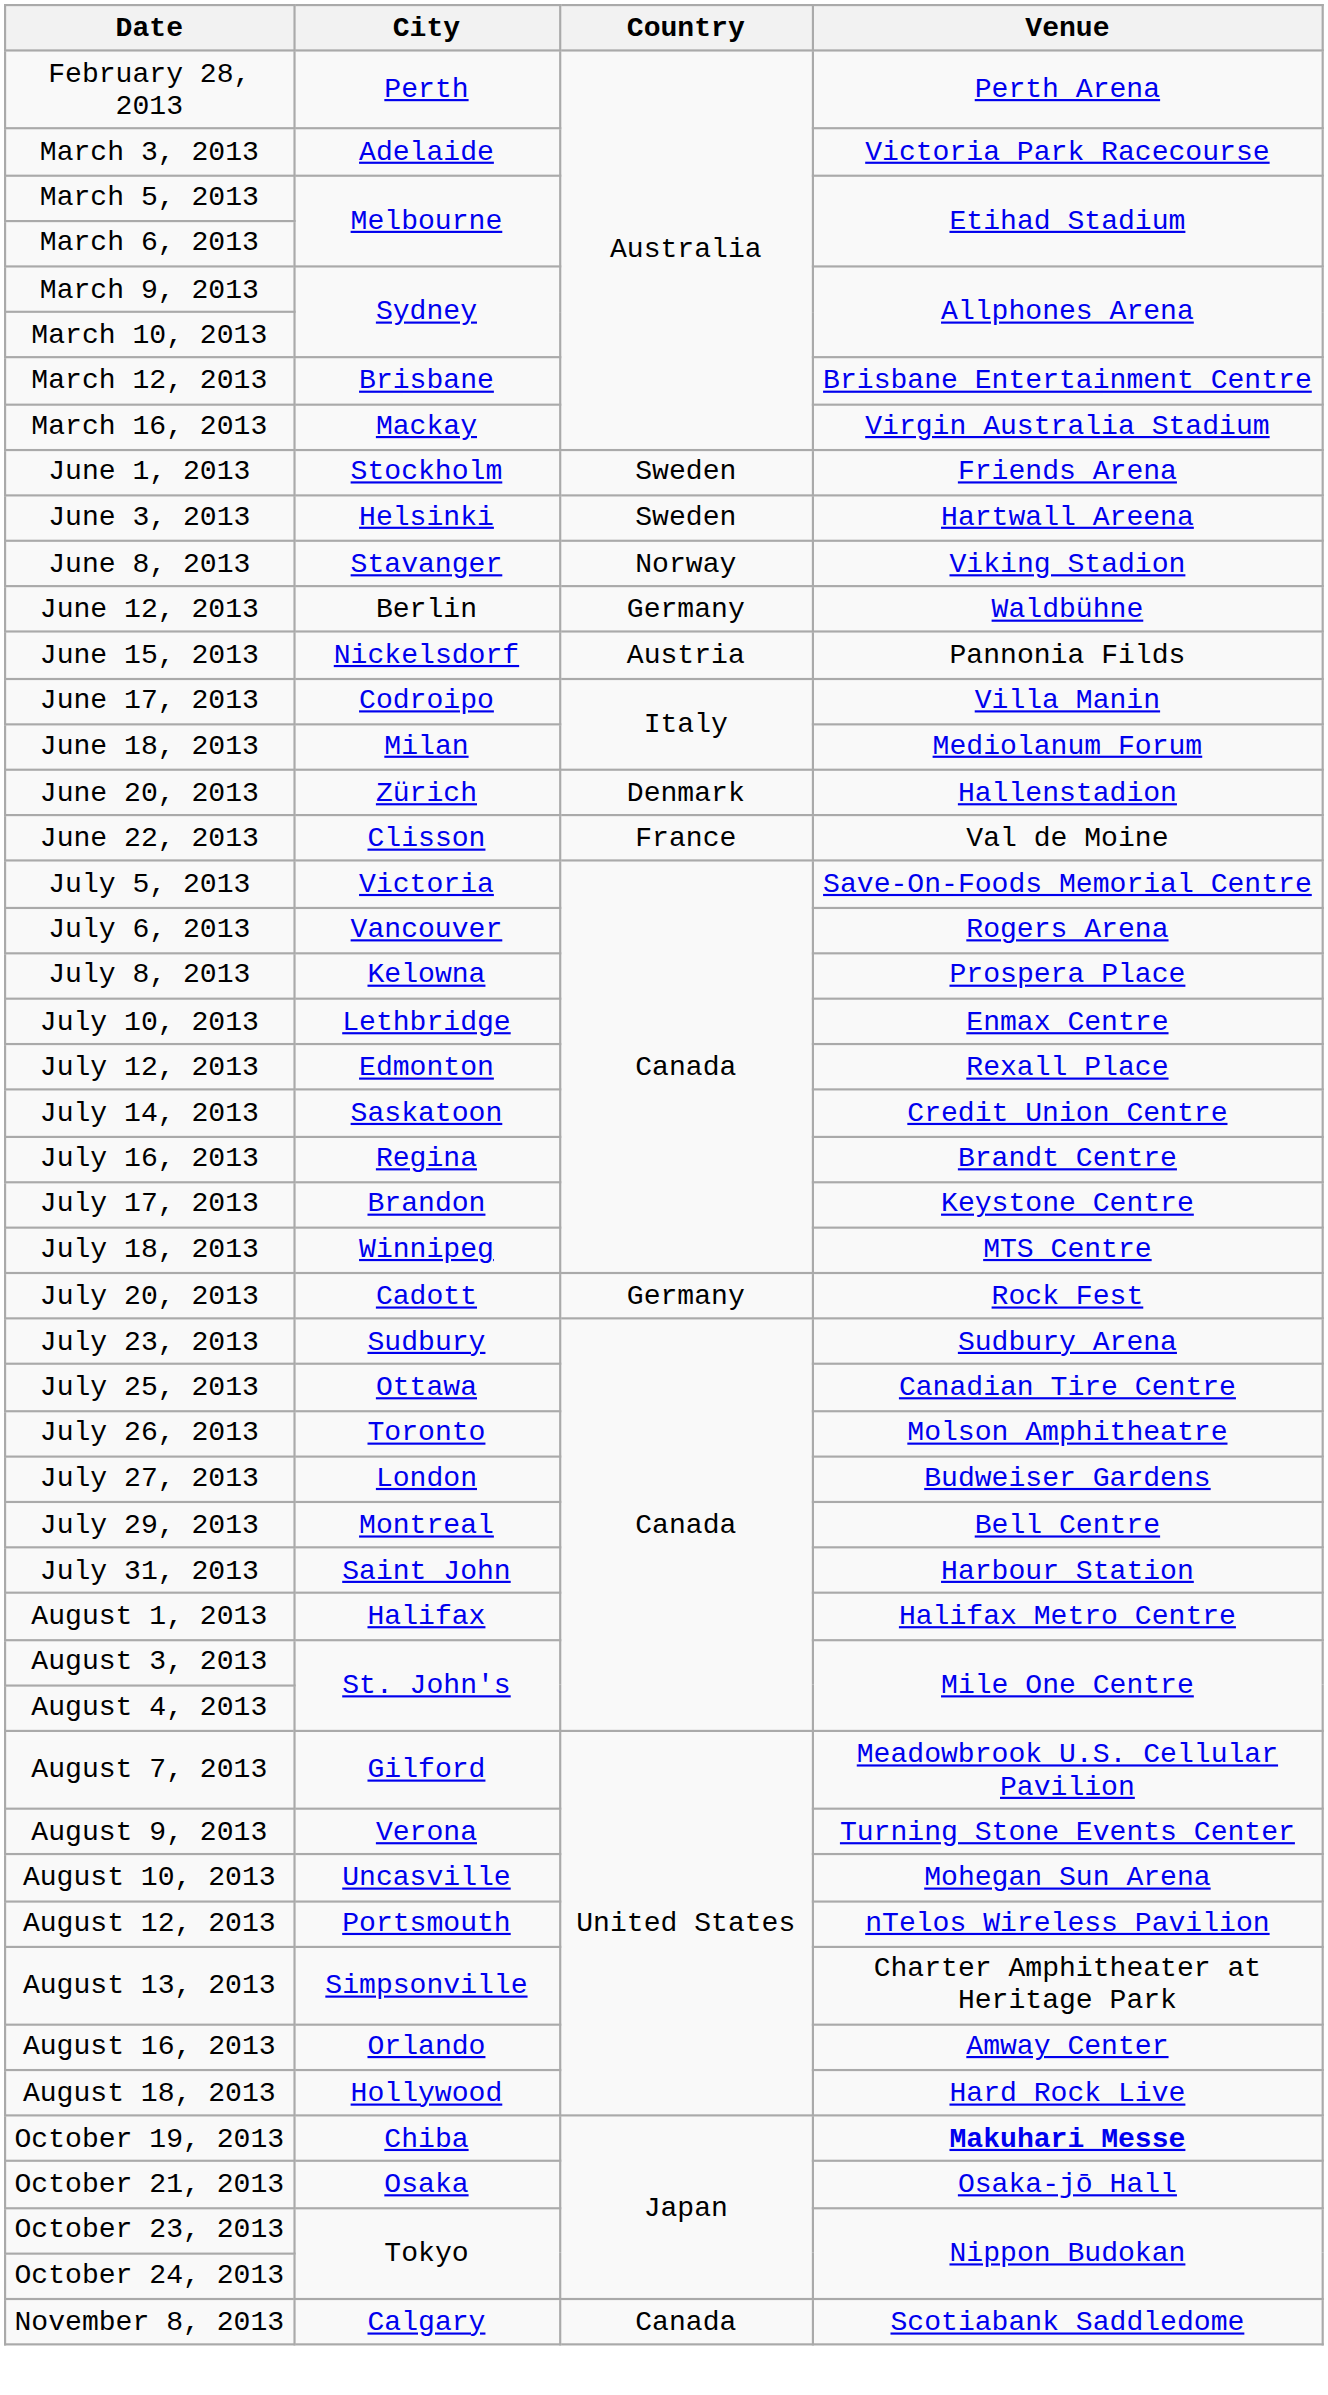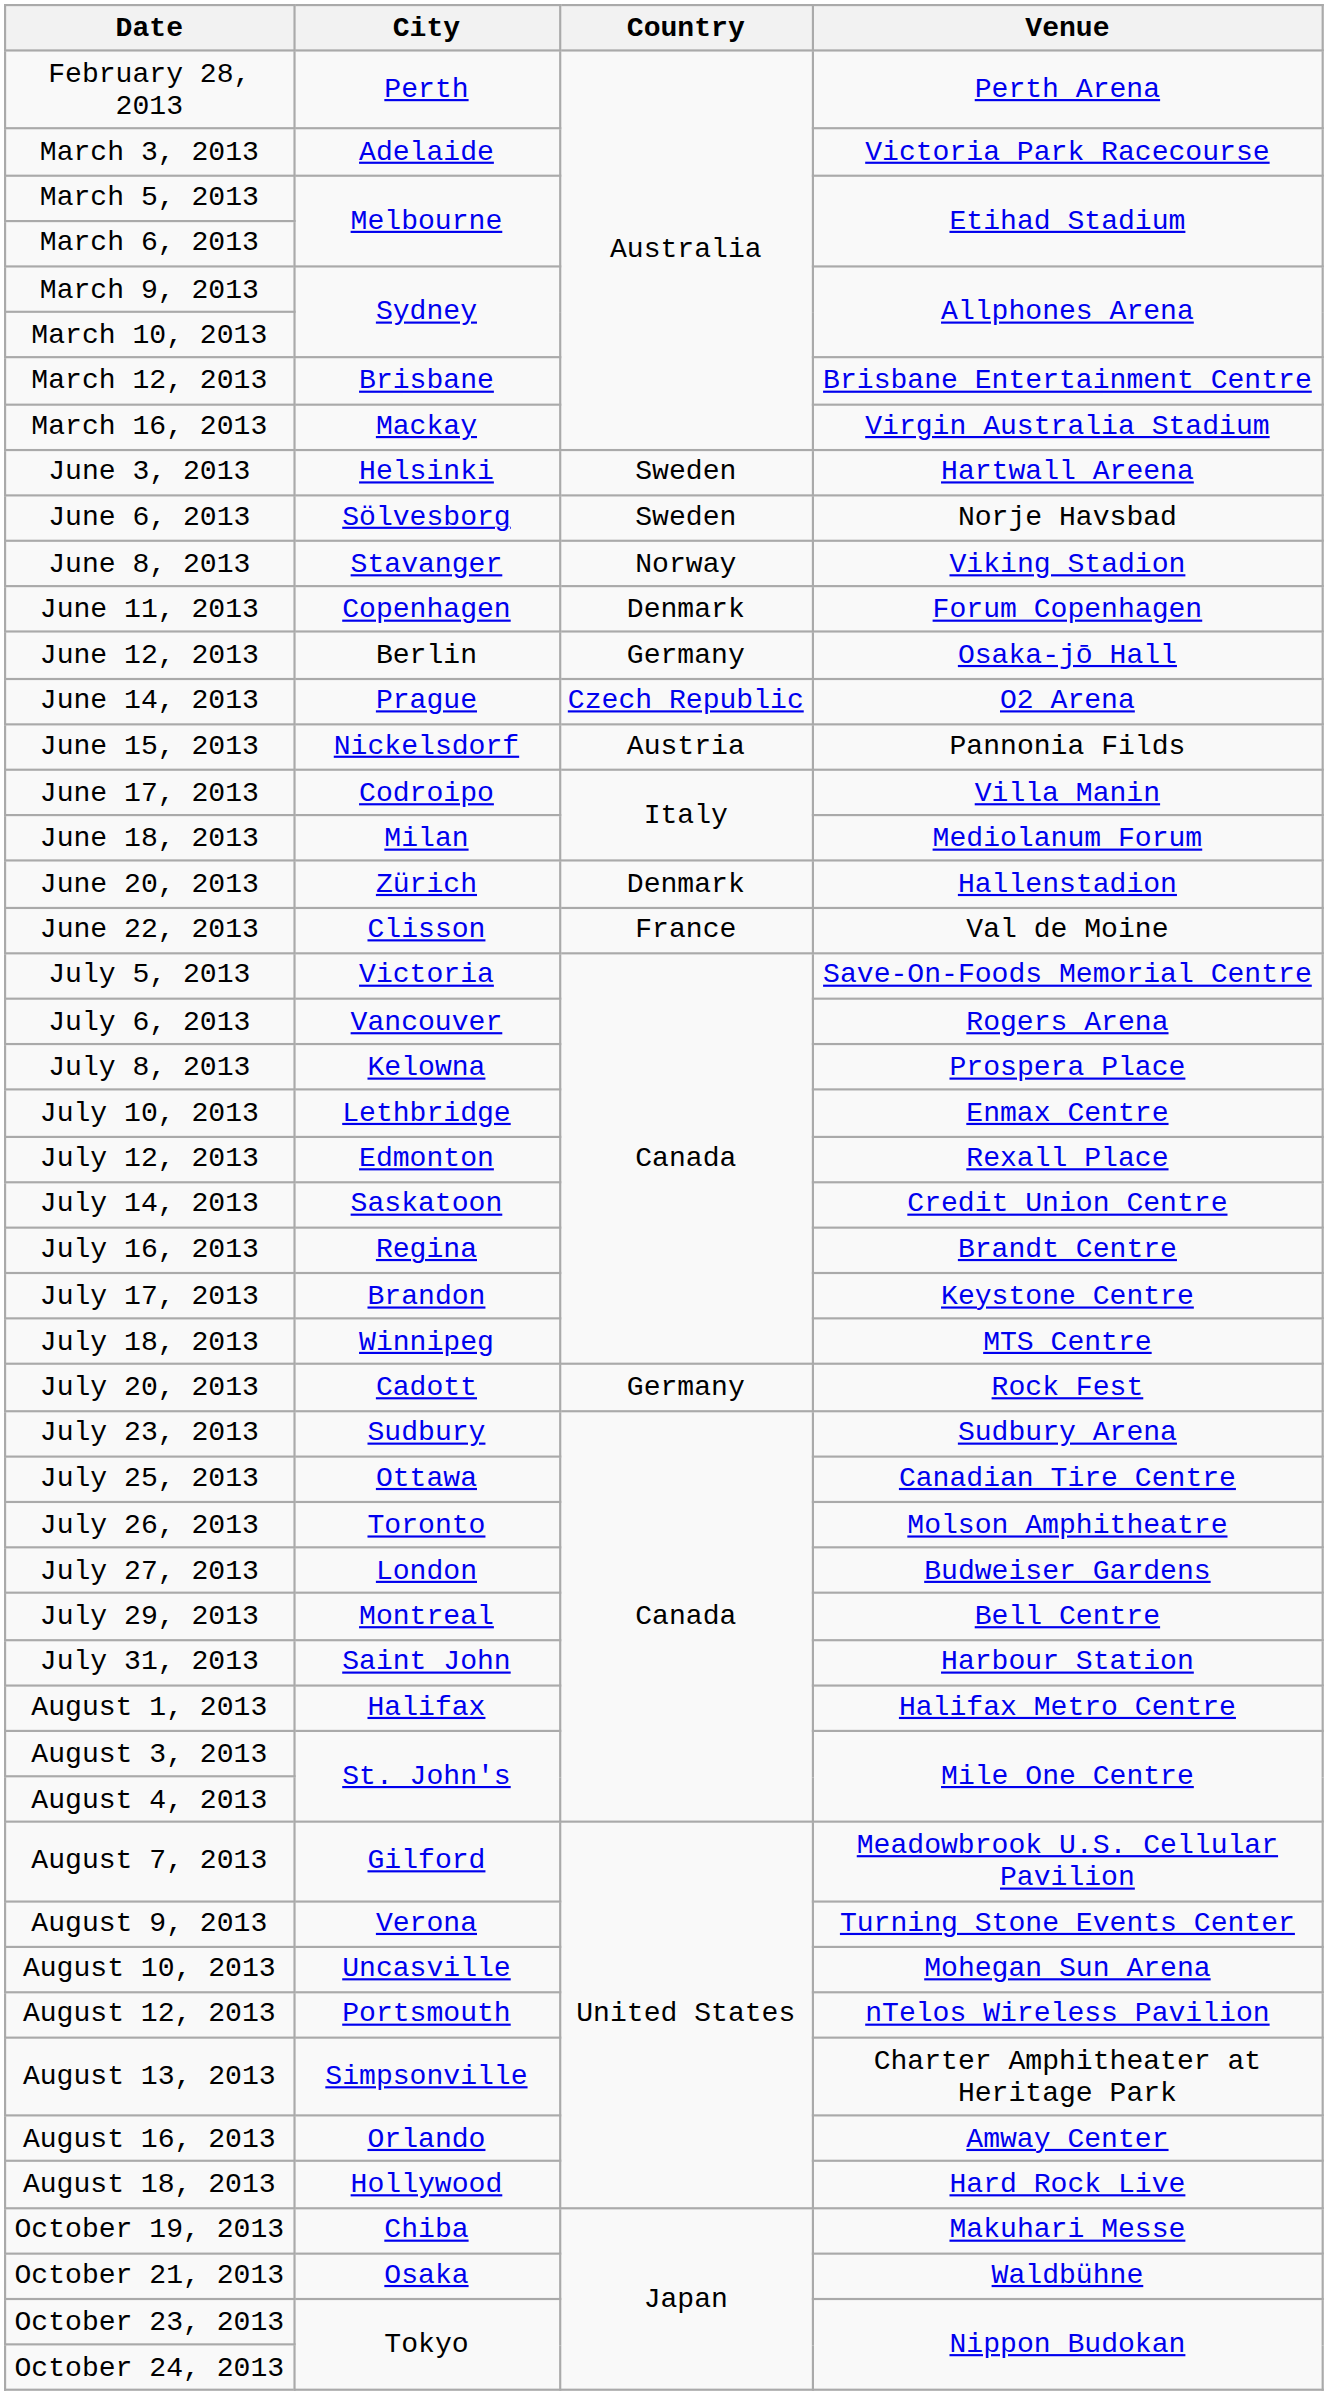- row: (149, 472)
+ row: (149, 518)
+ row: (149, 610)
(1067, 610) Waldbühne -> (1067, 655) Osaka-jō Hall
+ row: (149, 701)
(1067, 2139) bold -> (1067, 2230) normal
(1067, 2185) Osaka-jō Hall -> (1067, 2276) Waldbühne
- row: (149, 2322)
